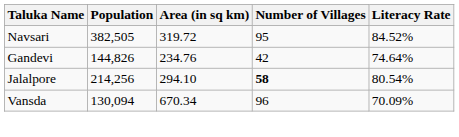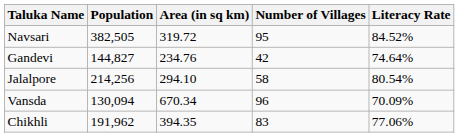(112, 57) 144,826 -> (112, 57) 144,827
(262, 79) bold -> (262, 79) normal
+ row: (28, 121)
